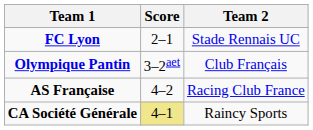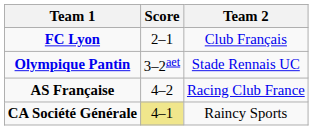(246, 39) Stade Rennais UC -> (246, 39) Club Français
(246, 64) Club Français -> (246, 64) Stade Rennais UC
